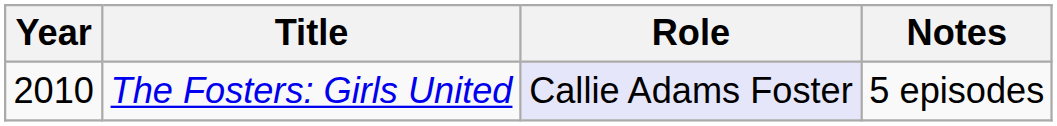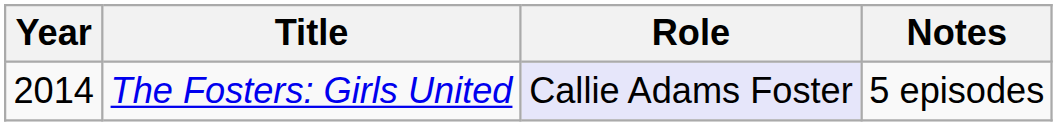(54, 90) 2010 -> (54, 90) 2014
